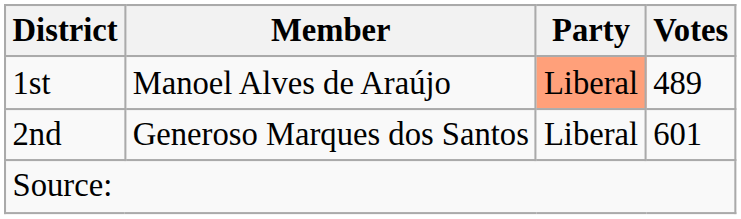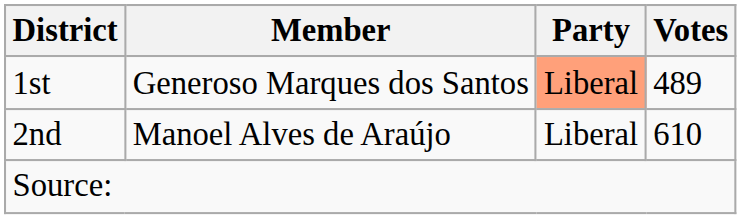(292, 82) Manoel Alves de Araújo -> (331, 82) Generoso Marques dos Santos
(331, 133) Generoso Marques dos Santos -> (292, 133) Manoel Alves de Araújo
(678, 133) 601 -> (678, 133) 610
